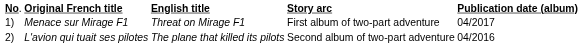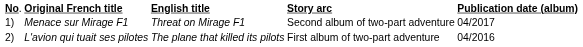(363, 23) First album of two-part adventure -> (371, 23) Second album of two-part adventure
(371, 37) Second album of two-part adventure -> (363, 37) First album of two-part adventure
